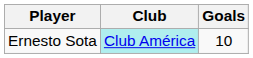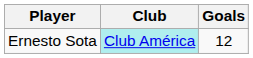(224, 41) 10 -> (224, 41) 12
